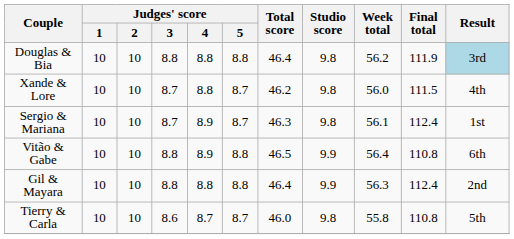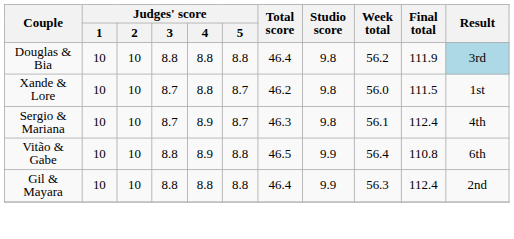(477, 90) 4th -> (477, 90) 1st
(477, 122) 1st -> (477, 122) 4th
- row: (43, 217)
